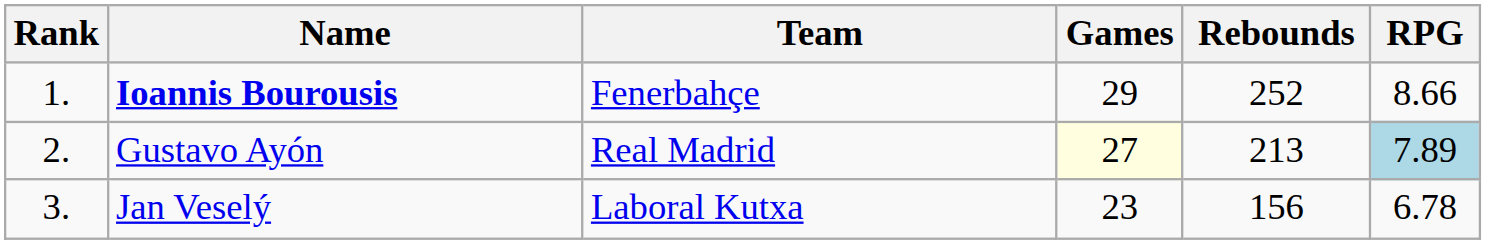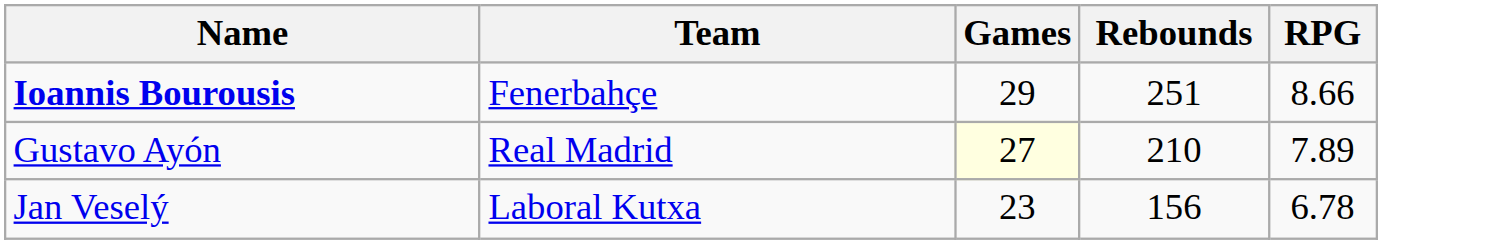- column: (56, 33)
(1276, 91) 252 -> (1174, 91) 251
(1276, 149) 213 -> (1174, 149) 210
(1425, 149) lightblue background -> (1323, 149) no background
